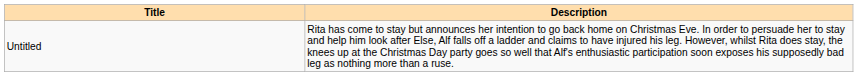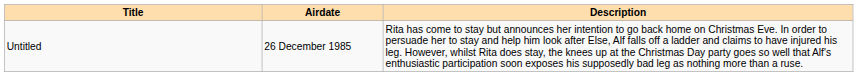+ column: (323, 13)
